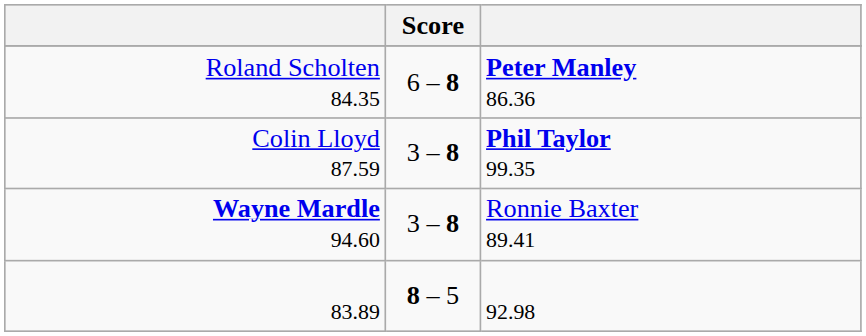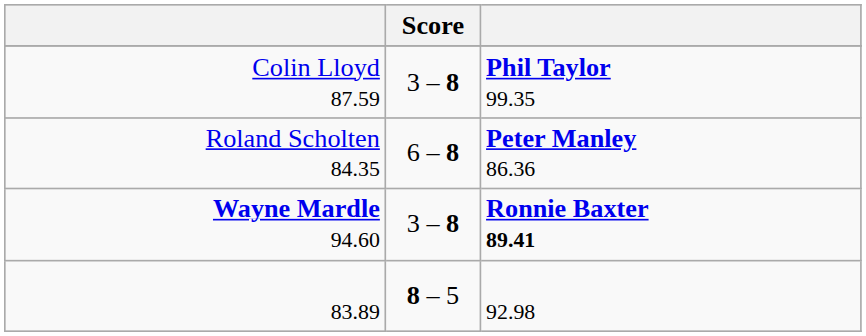rows swapped: (293, 81) <-> (316, 152)
(562, 223) normal -> (567, 223) bold
